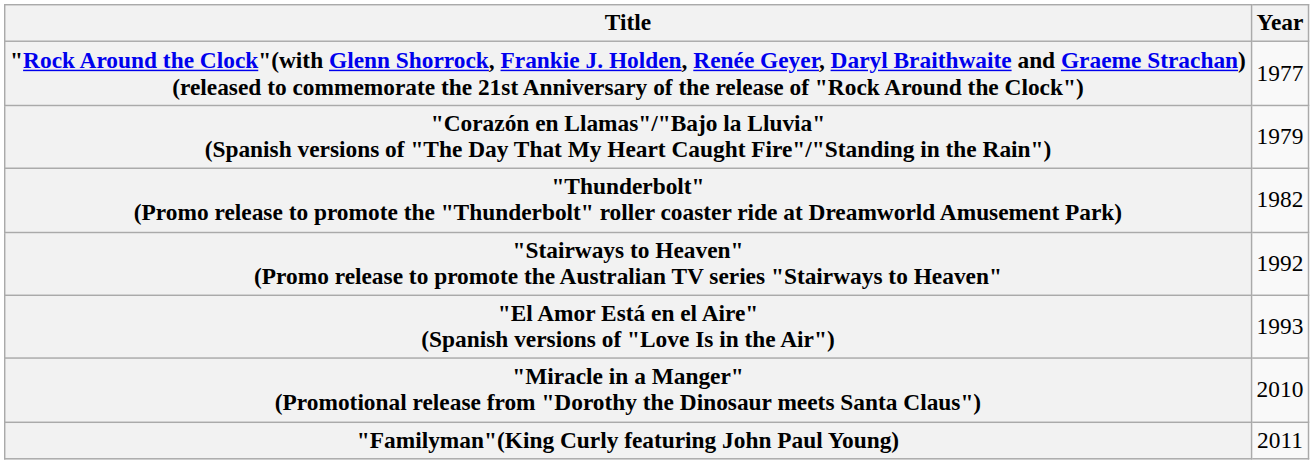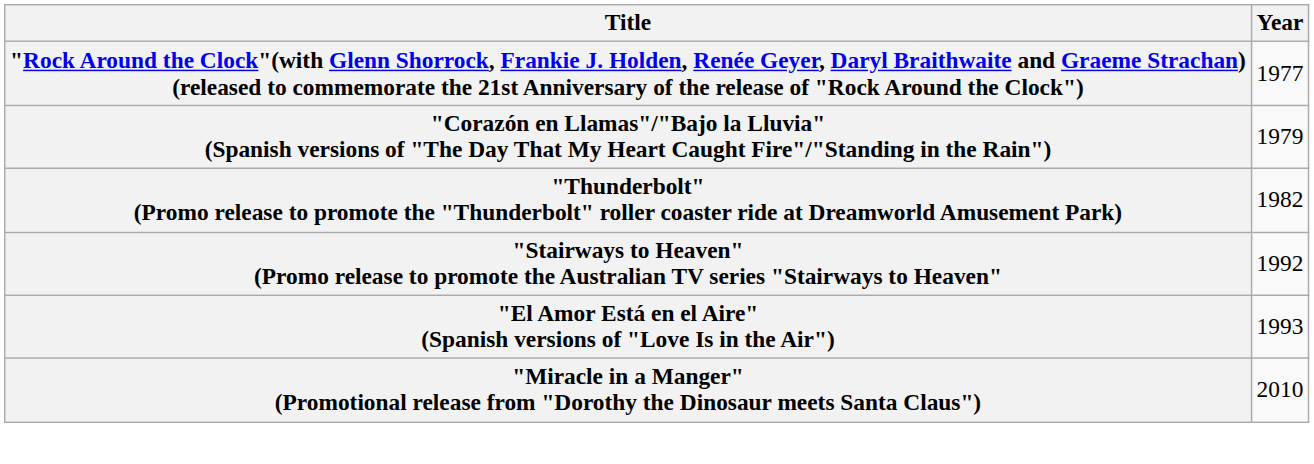- row: (628, 440)
